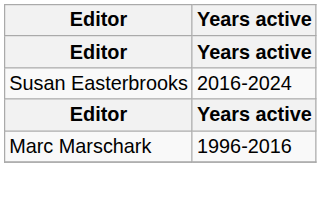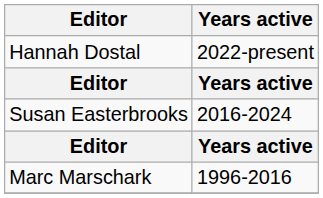+ row: (75, 51)
